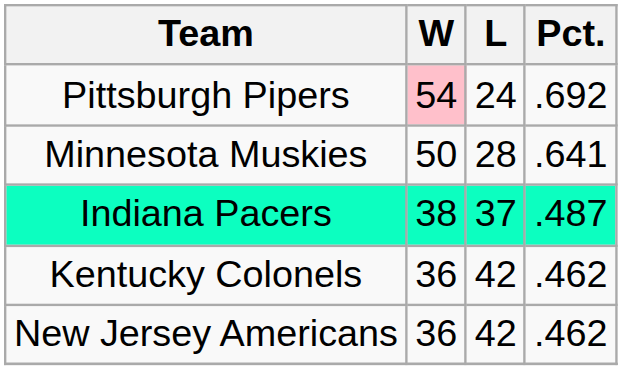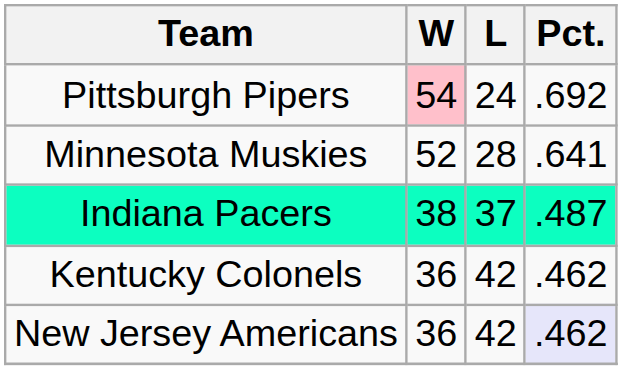(436, 154) 50 -> (436, 154) 52
(571, 333) no background -> (571, 333) lavender background
